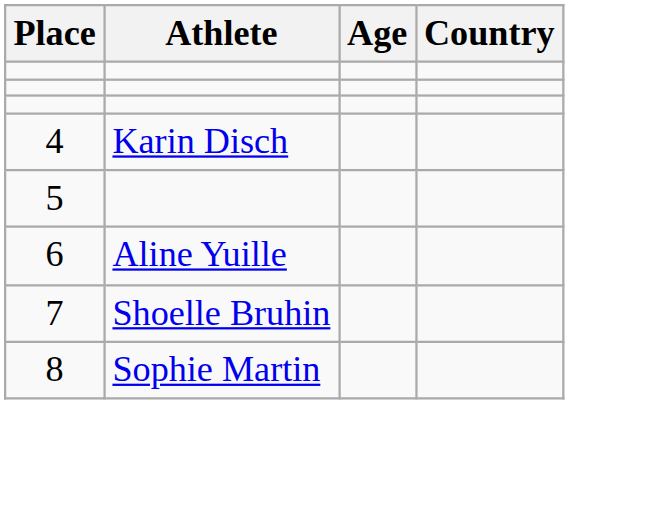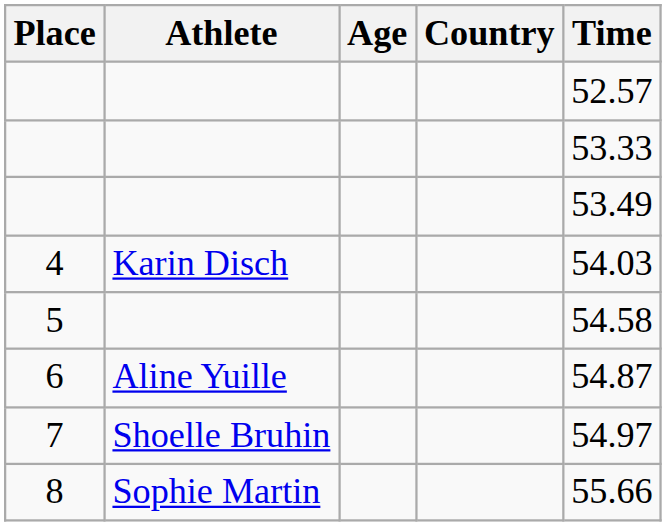+ column: (612, 33)
